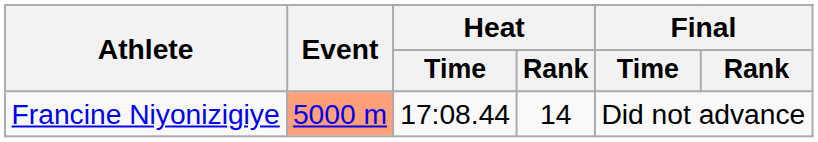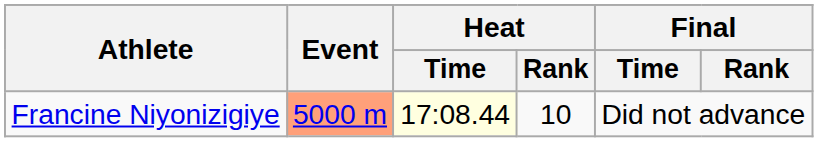(455, 114) no background -> (455, 114) lightyellow background
(556, 114) 14 -> (556, 114) 10
